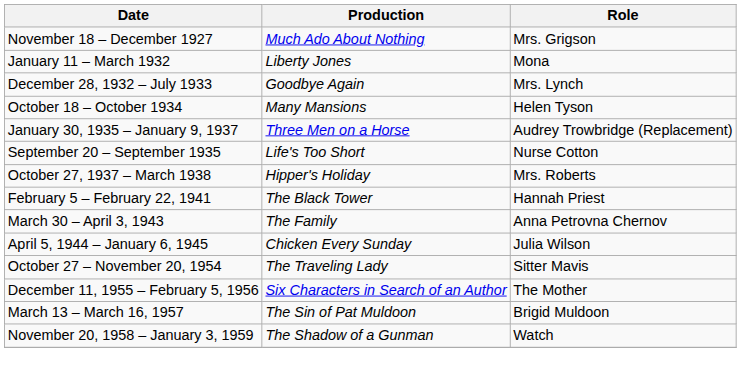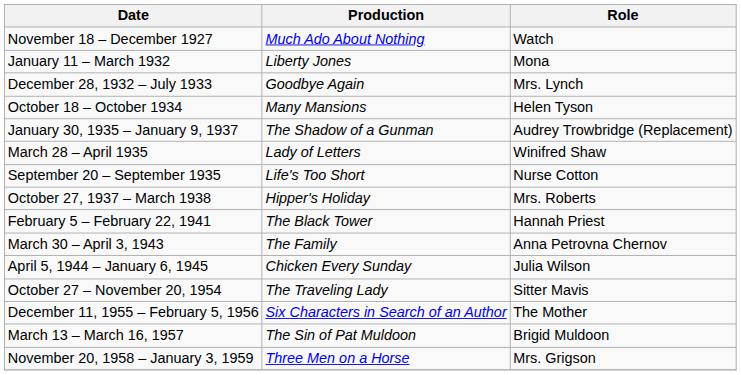(555, 38) Mrs. Grigson -> (533, 38) Watch
(338, 130) Three Men on a Horse -> (350, 130) The Shadow of a Gunman
+ row: (78, 152)
(350, 335) The Shadow of a Gunman -> (338, 358) Three Men on a Horse
(533, 335) Watch -> (555, 358) Mrs. Grigson
